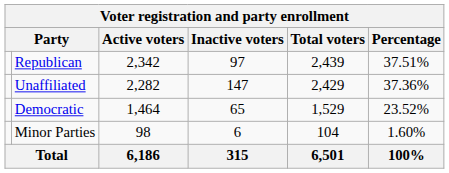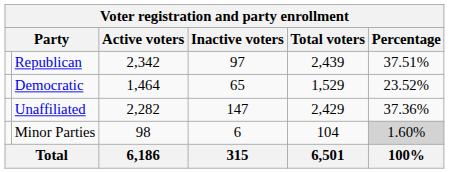rows swapped: (49, 109) <-> (50, 86)
(406, 132) no background -> (406, 132) lightgrey background
